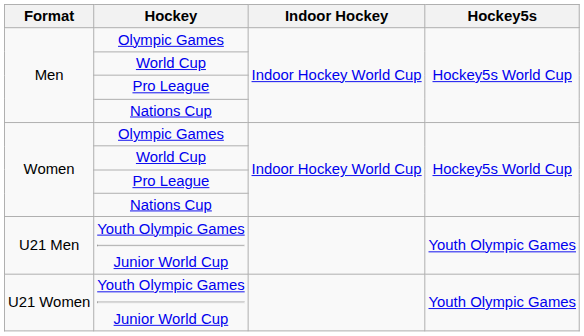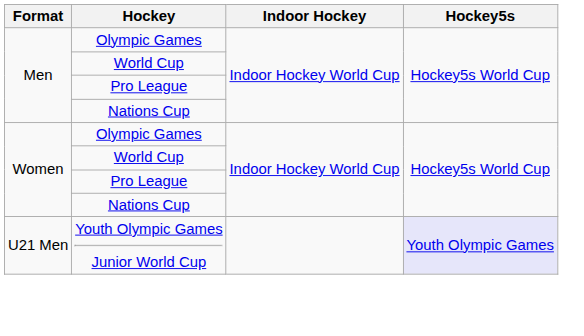(502, 245) no background -> (480, 245) lavender background
- row: (49, 302)
